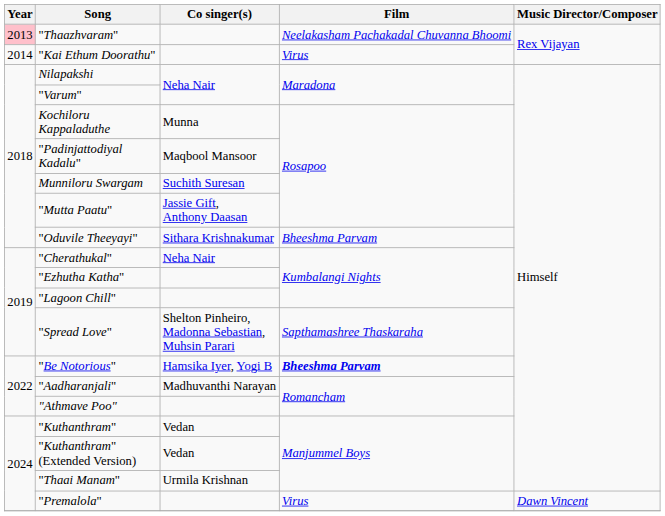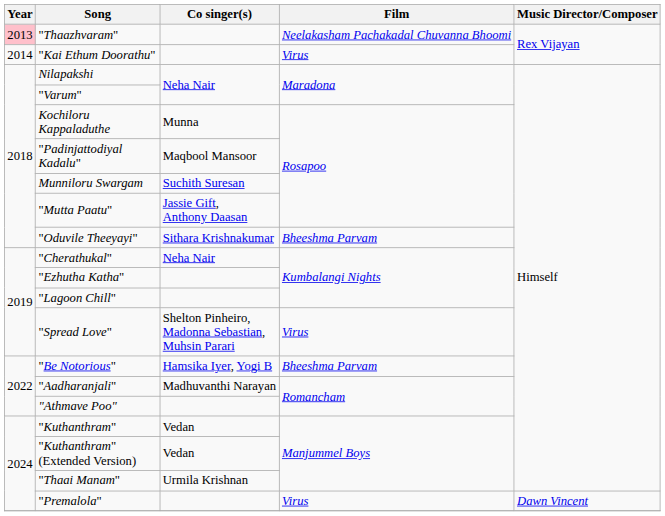(352, 332) Sapthamashree Thaskaraha -> (295, 332) Virus
(331, 366) bold -> (330, 366) normal
